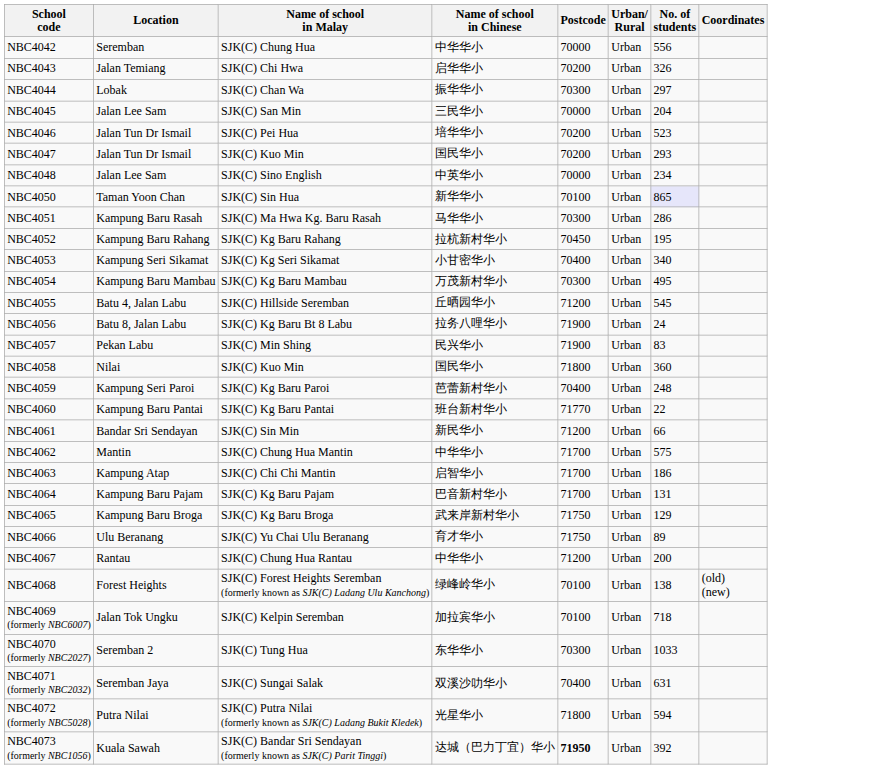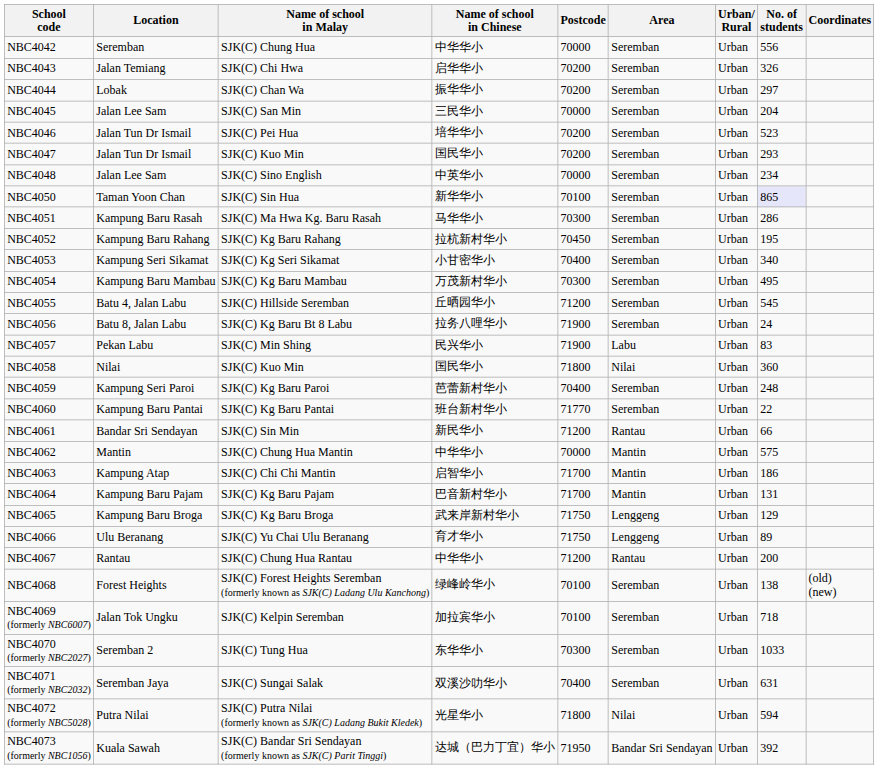+ column: (662, 20)
(575, 90) 70300 -> (575, 90) 70200
(575, 452) 71700 -> (575, 452) 70000
(575, 747) bold -> (575, 747) normal
